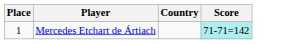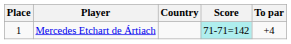+ column: (269, 13)
